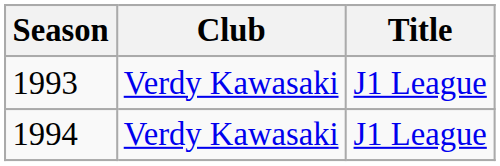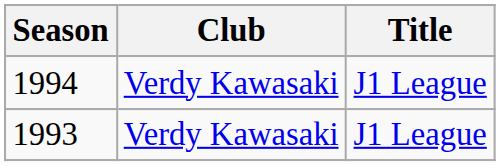rows swapped: (45, 82) <-> (45, 133)
